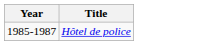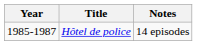+ column: (163, 13)
